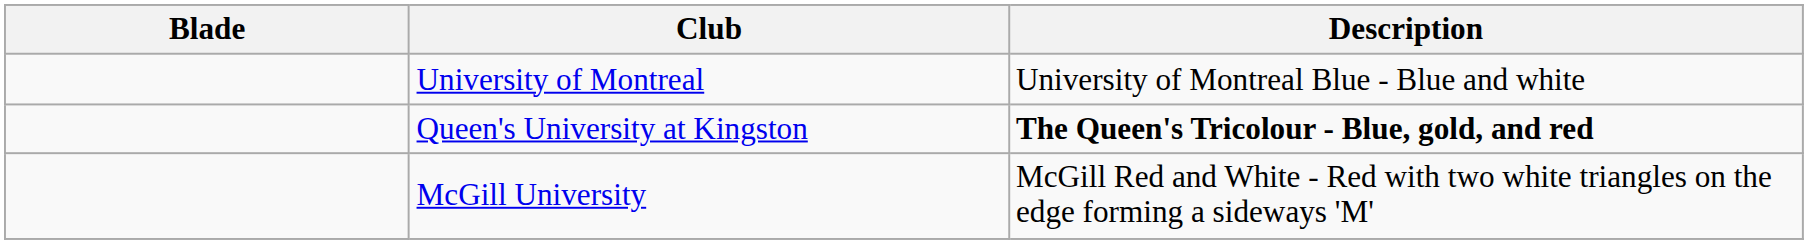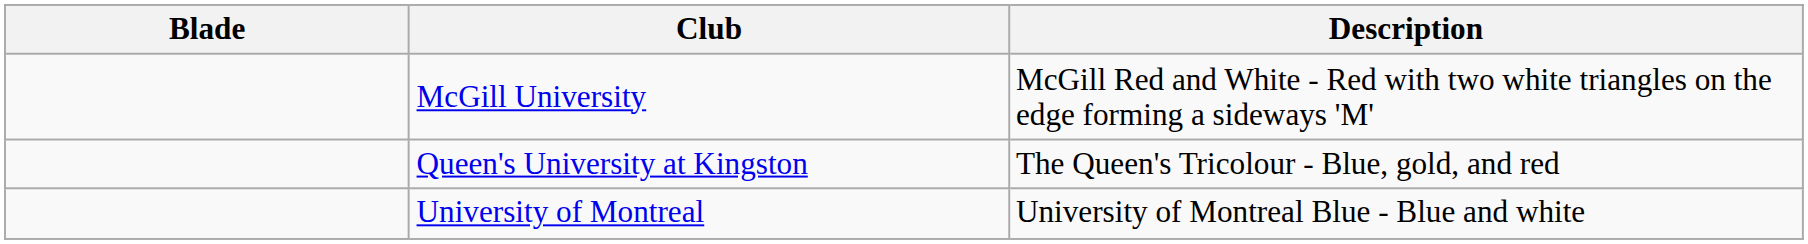rows swapped: (531, 195) <-> (560, 78)
(1305, 128) bold -> (1288, 163) normal
